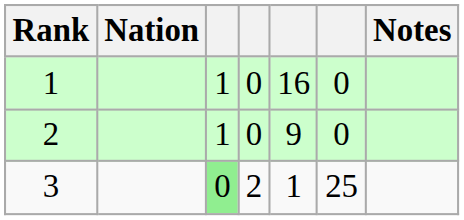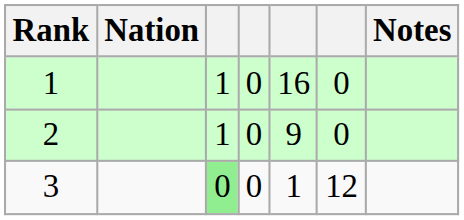(254, 186) 2 -> (254, 186) 0
(342, 186) 25 -> (342, 186) 12
